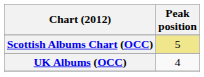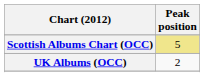(178, 62) 4 -> (178, 62) 2
